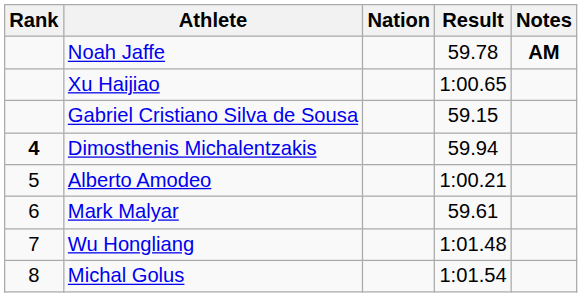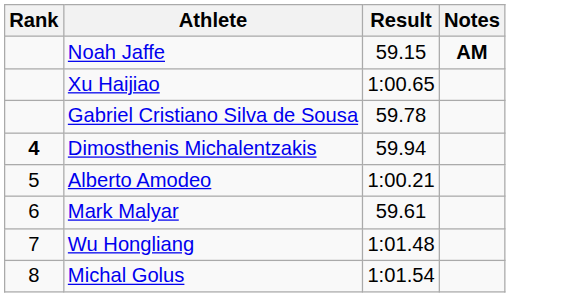- column: (399, 20)
(473, 52) 59.78 -> (401, 52) 59.15
(473, 116) 59.15 -> (401, 116) 59.78
